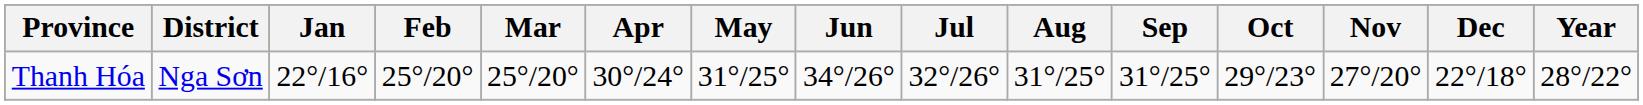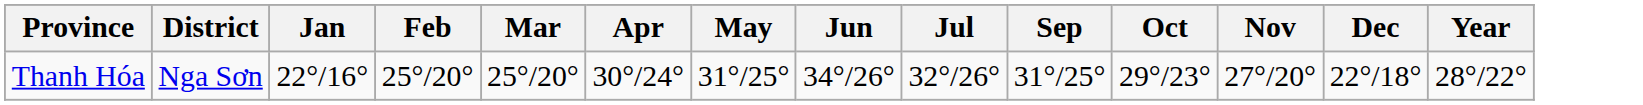- column: (1060, 28)
